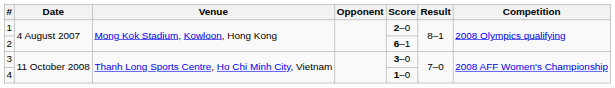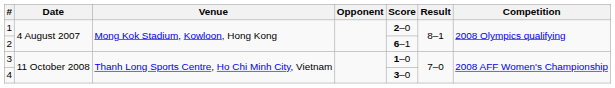(402, 59) 3–0 -> (402, 59) 1–0
(402, 75) 1–0 -> (402, 75) 3–0
